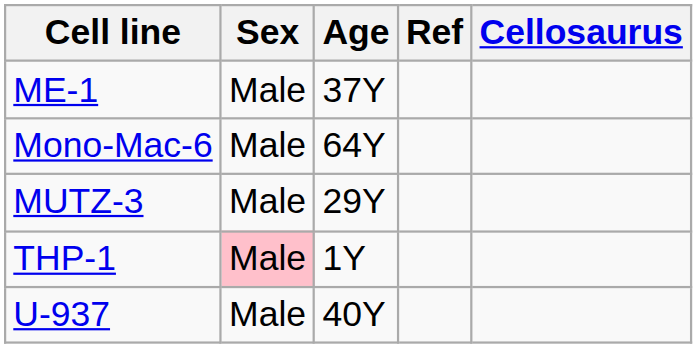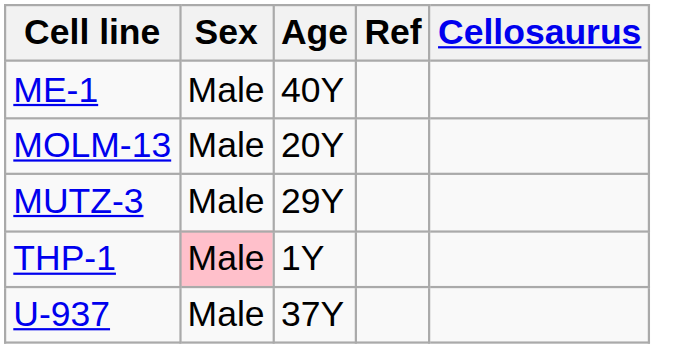(354, 88) 37Y -> (313, 88) 40Y
+ row: (92, 145)
- row: (113, 145)
(354, 314) 40Y -> (313, 314) 37Y
